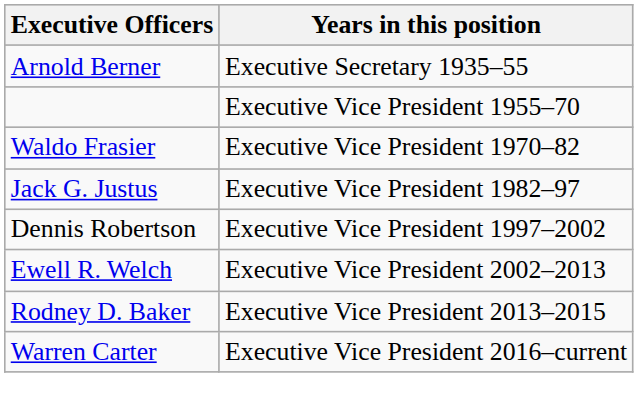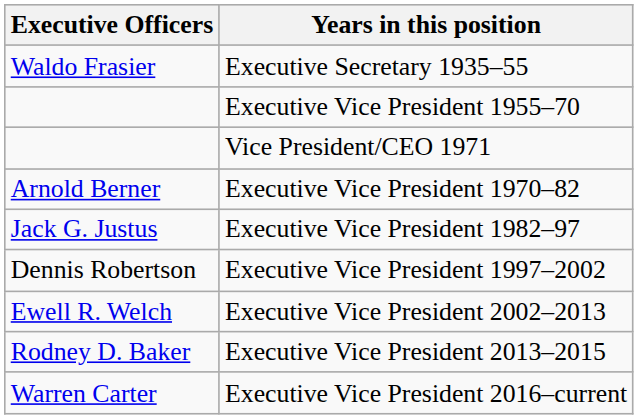(85, 65) Arnold Berner -> (83, 65) Waldo Frasier
+ row: (358, 147)
(83, 147) Waldo Frasier -> (85, 188) Arnold Berner
